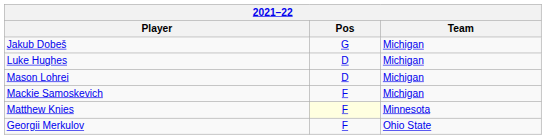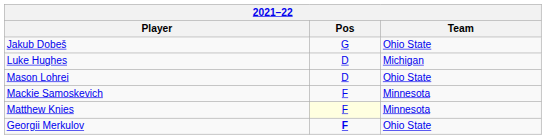(403, 45) Michigan -> (407, 45) Ohio State
(403, 77) Michigan -> (407, 77) Ohio State
(403, 93) Michigan -> (407, 93) Minnesota
(345, 126) normal -> (345, 126) bold
